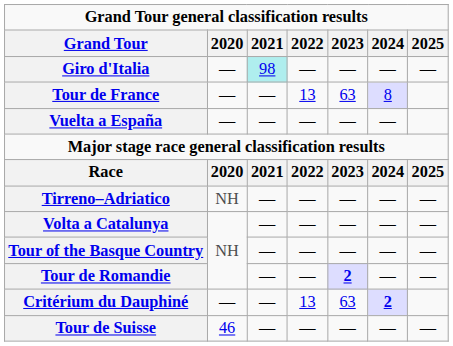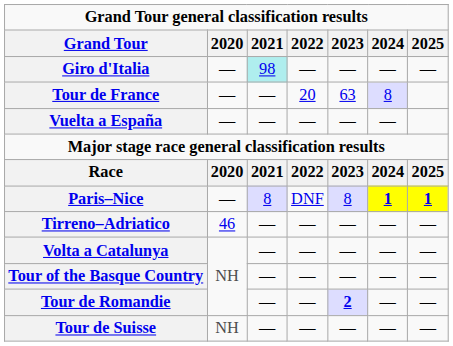(307, 95) 13 -> (307, 95) 20
+ row: (106, 198)
(227, 198) NH -> (227, 224) 46
- row: (106, 302)
(227, 328) 46 -> (227, 328) NH
